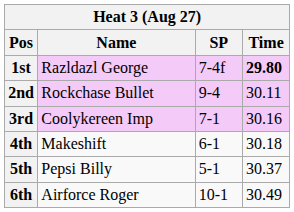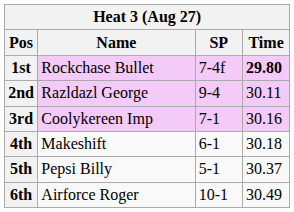(95, 67) Razldazl George -> (98, 67) Rockchase Bullet
(98, 93) Rockchase Bullet -> (95, 93) Razldazl George
